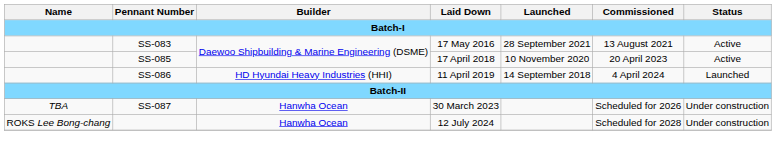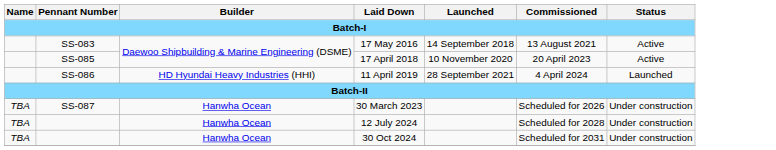(547, 43) 28 September 2021 -> (470, 43) 14 September 2018
(547, 75) 14 September 2018 -> (470, 75) 28 September 2021
(58, 122) ROKS Lee Bong-chang -> (20, 122) TBA
+ row: (389, 138)
